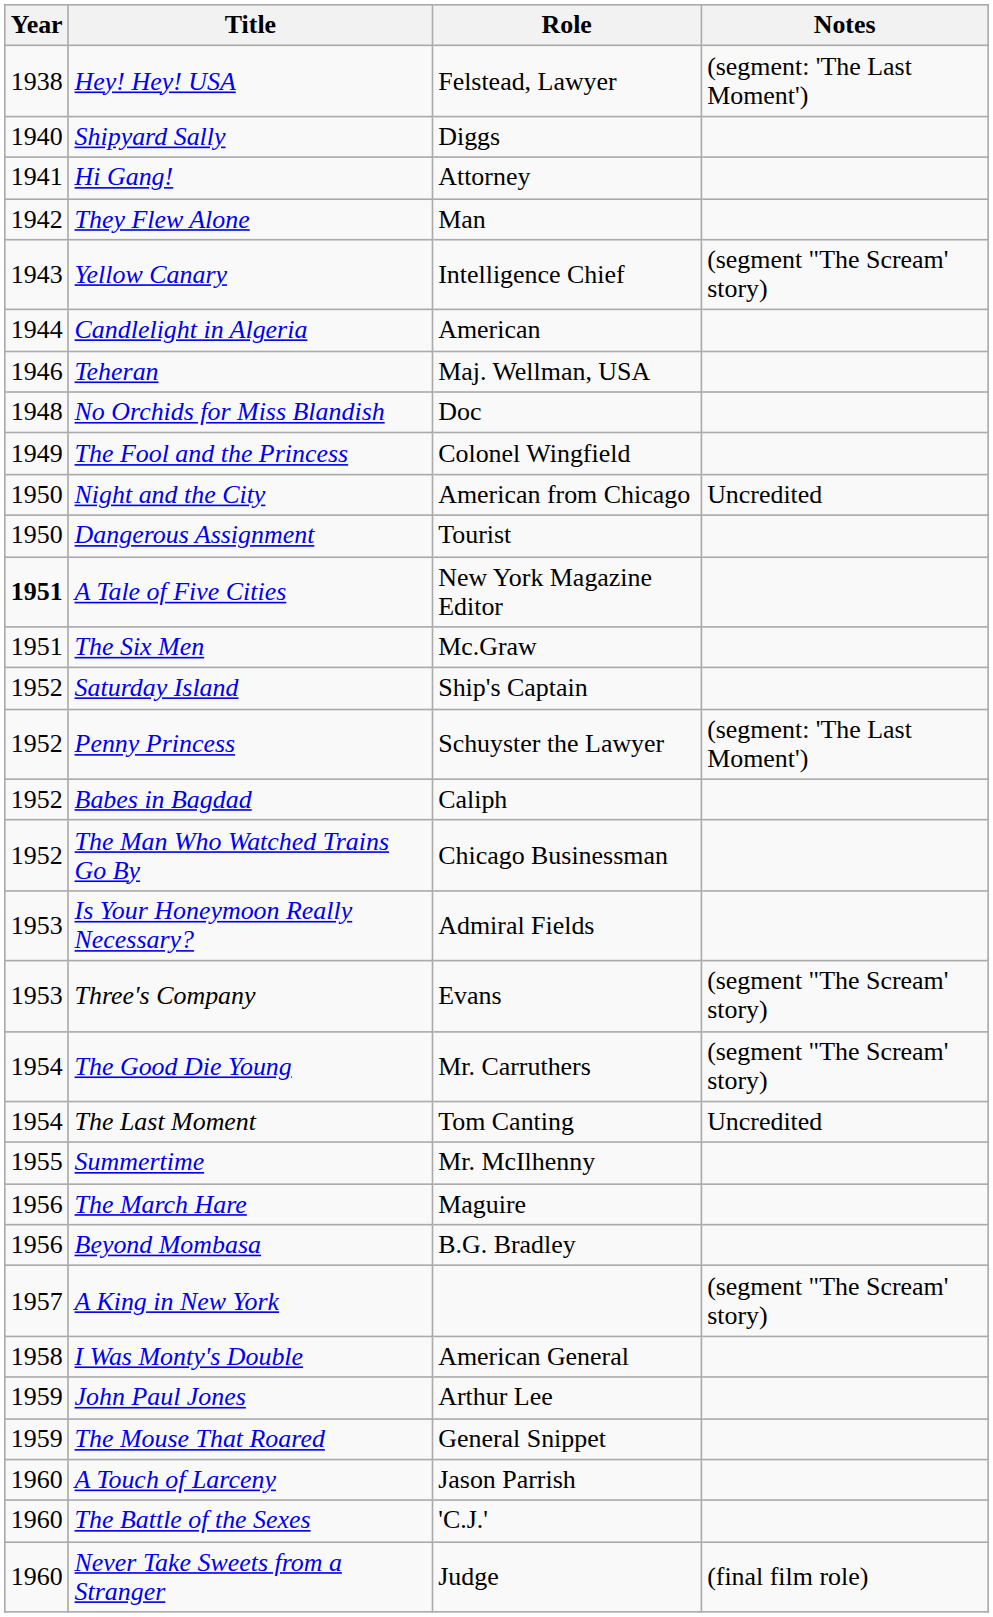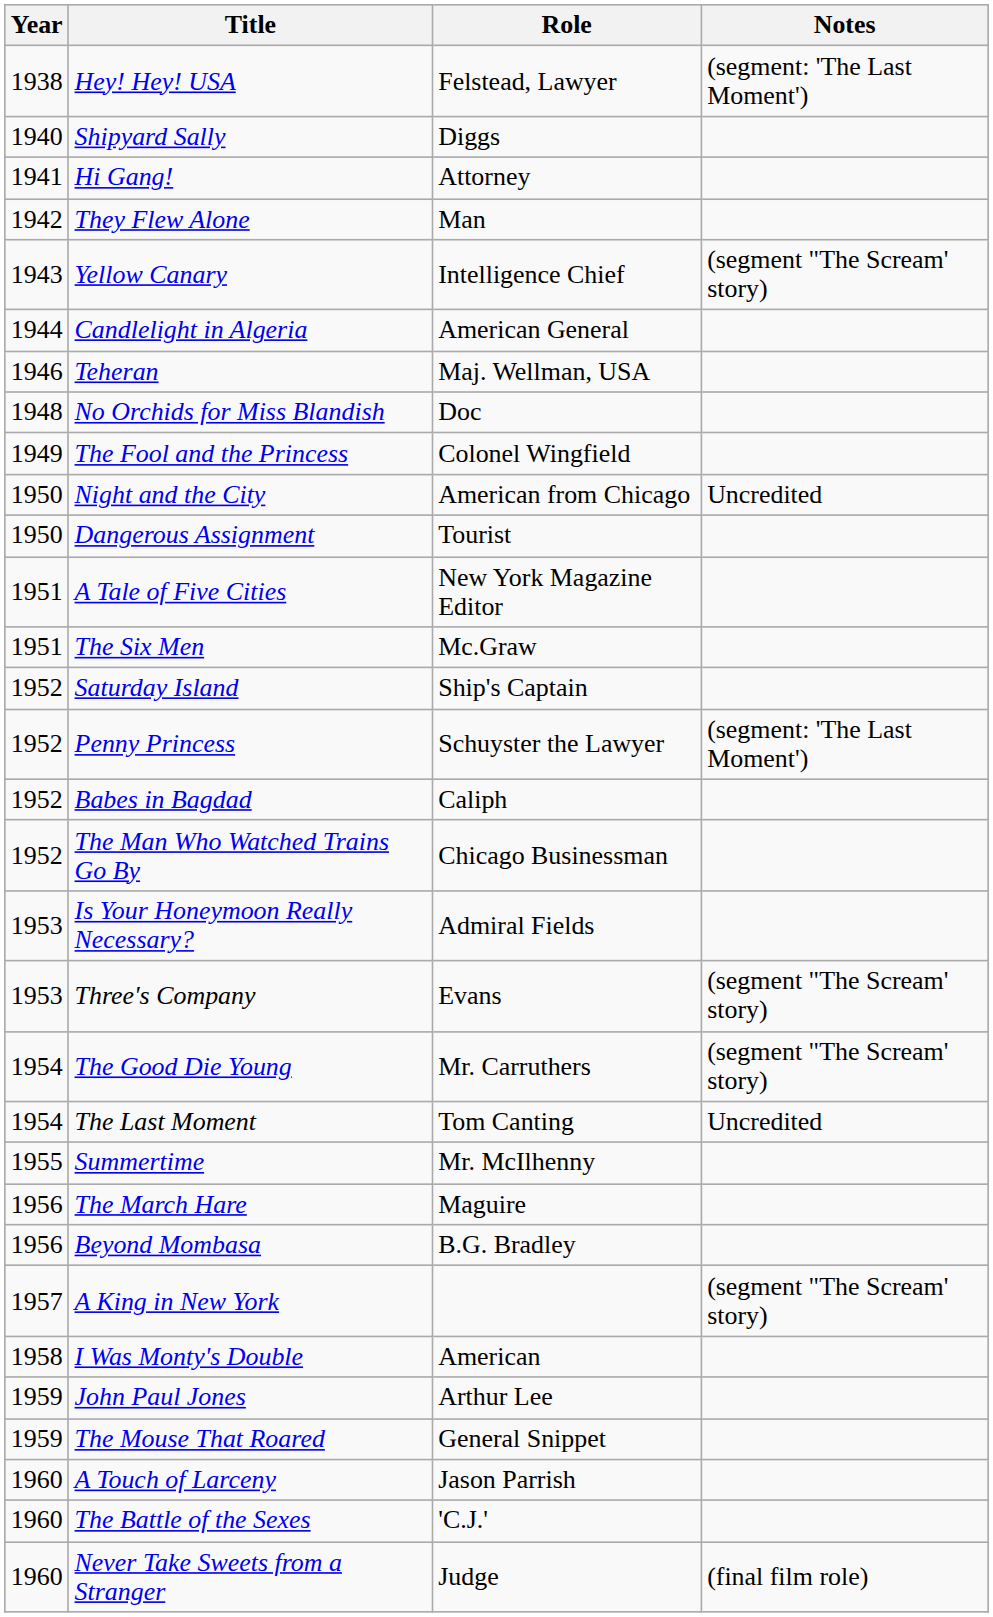(489, 330) American -> (534, 330) American General
(37, 591) bold -> (37, 591) normal
(534, 1356) American General -> (489, 1356) American
